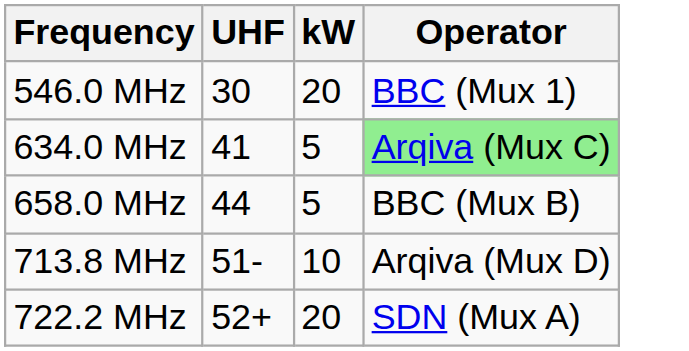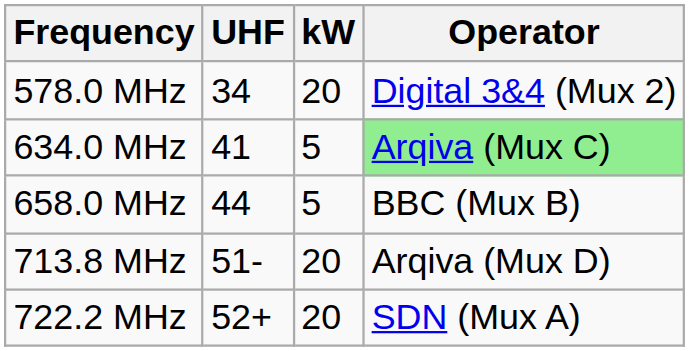- row: (100, 89)
+ row: (100, 89)
(321, 260) 10 -> (321, 260) 20
